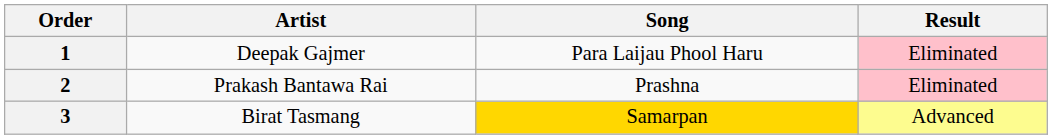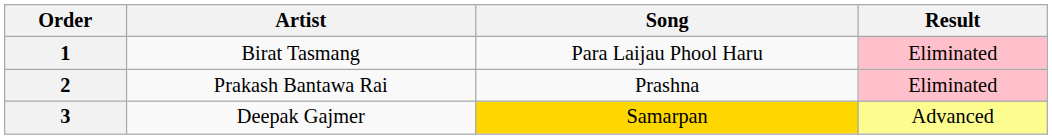(301, 52) Deepak Gajmer -> (301, 52) Birat Tasmang
(301, 117) Birat Tasmang -> (301, 117) Deepak Gajmer
